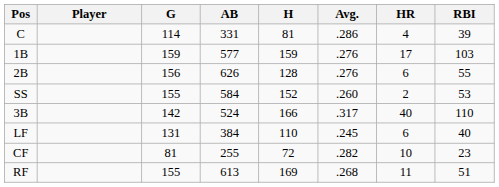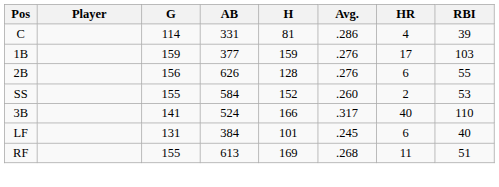(230, 53) 577 -> (230, 53) 377
(171, 113) 142 -> (171, 113) 141
(288, 133) 110 -> (288, 133) 101
- row: (21, 152)
